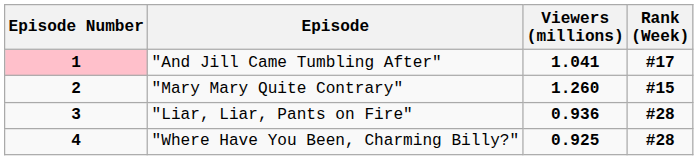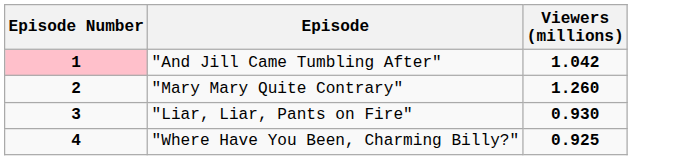- column: (660, 27)
(575, 63) 1.041 -> (575, 63) 1.042
(575, 115) 0.936 -> (575, 115) 0.930
